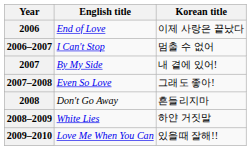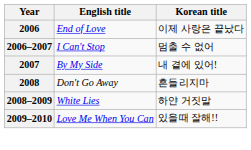- row: (29, 83)
